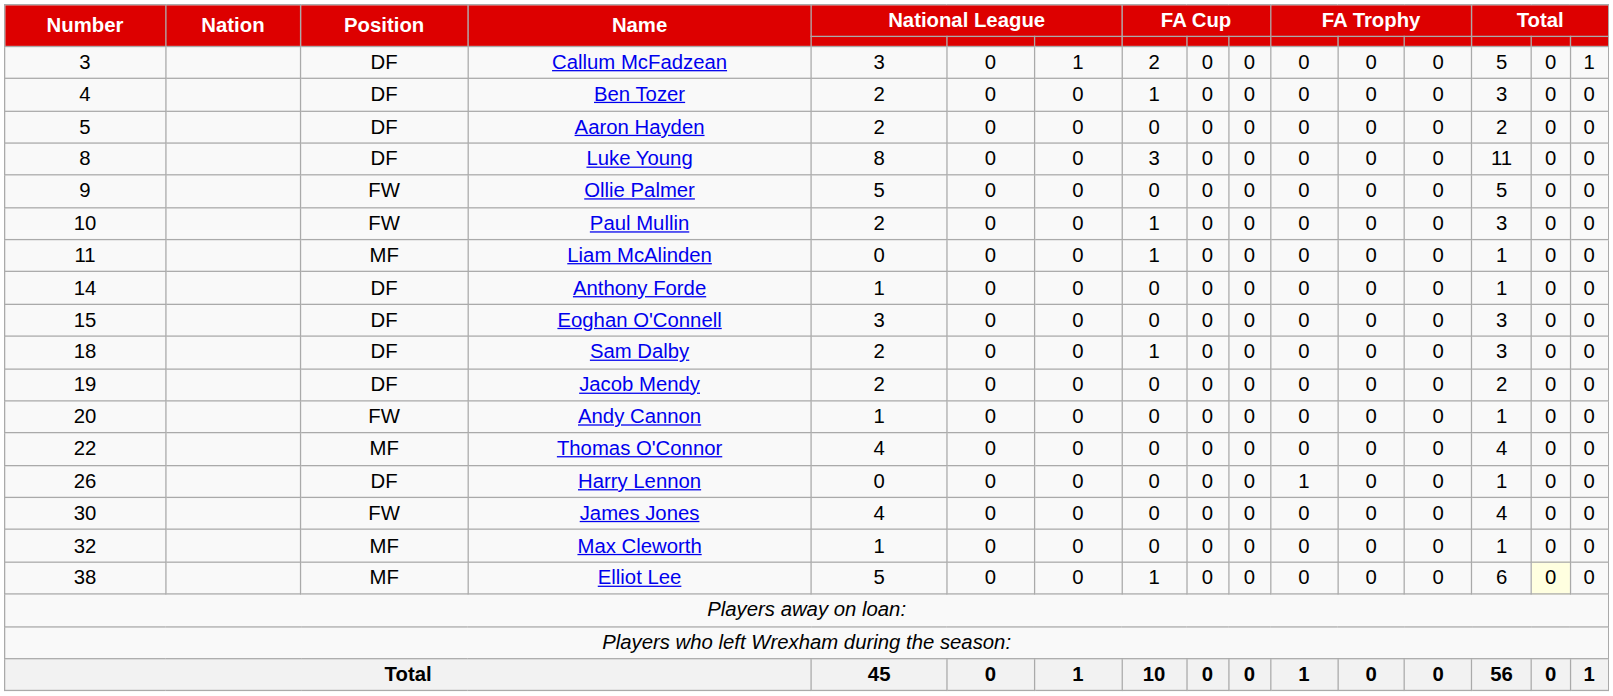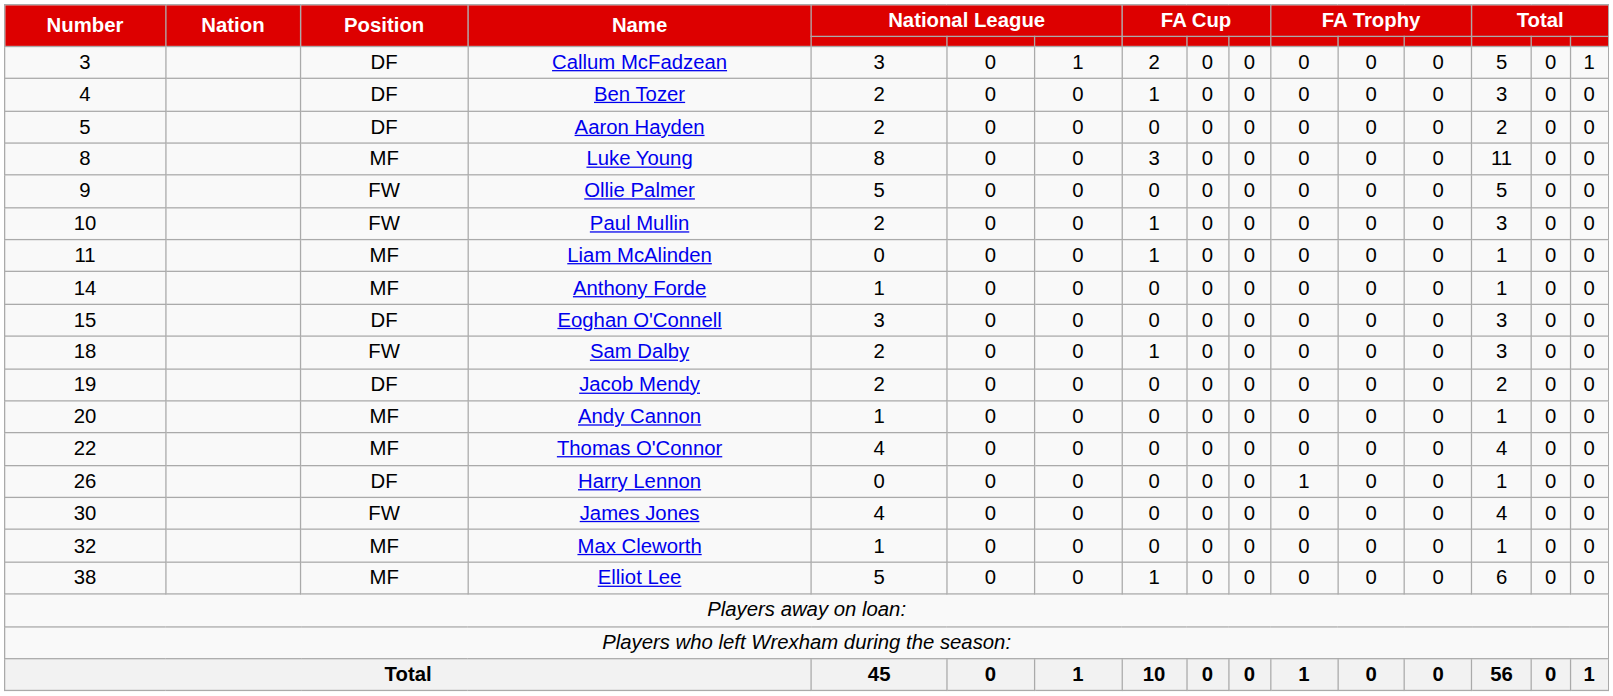(384, 158) DF -> (384, 158) MF
(384, 287) DF -> (384, 287) MF
(384, 352) DF -> (384, 352) FW
(384, 416) FW -> (384, 416) MF
(1551, 577) lightyellow background -> (1551, 577) no background
